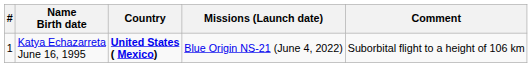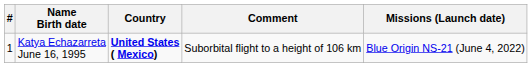columns swapped: (436, 19) <-> (264, 19)
